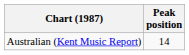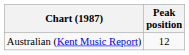(164, 41) 14 -> (164, 41) 12
